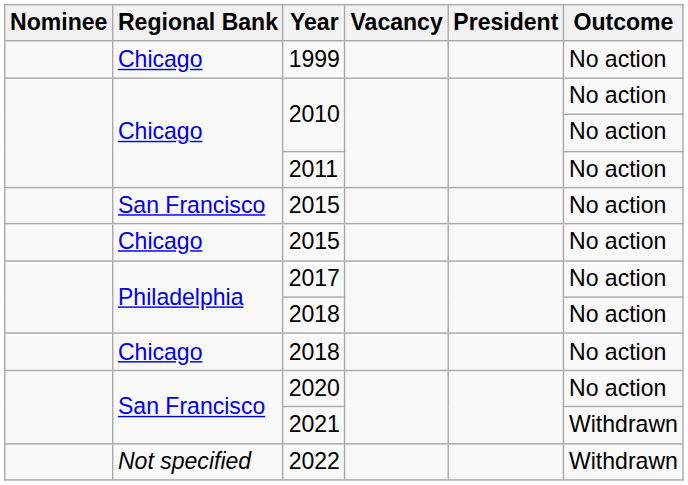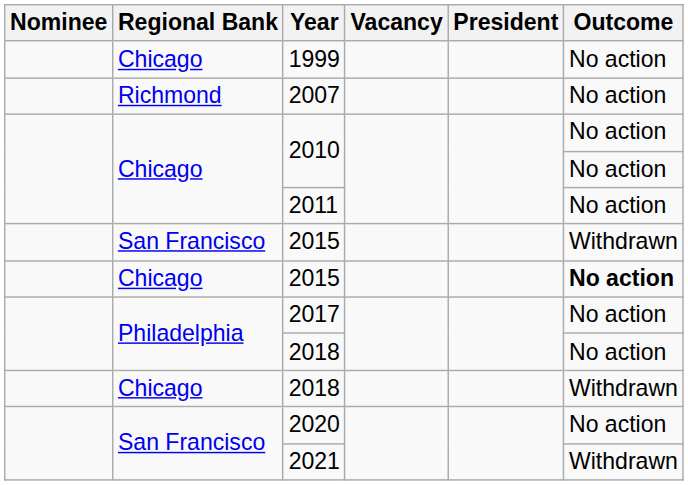+ row: (170, 95)
(618, 205) No action -> (623, 242) Withdrawn
(618, 242) normal -> (621, 278) bold
(618, 351) No action -> (623, 388) Withdrawn
- row: (185, 461)
